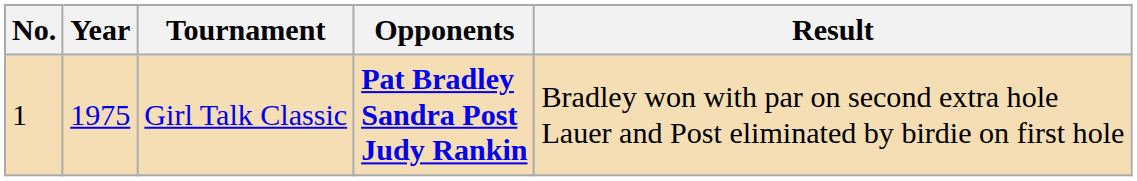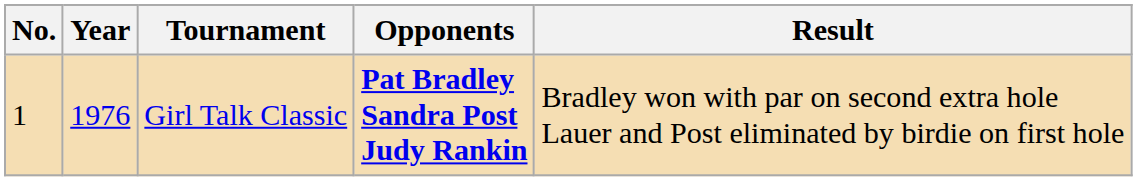(100, 114) 1975 -> (100, 114) 1976
